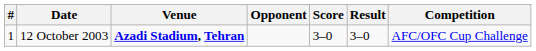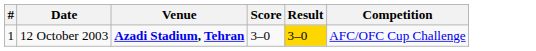- column: (279, 14)
(360, 35) no background -> (297, 35) gold background
